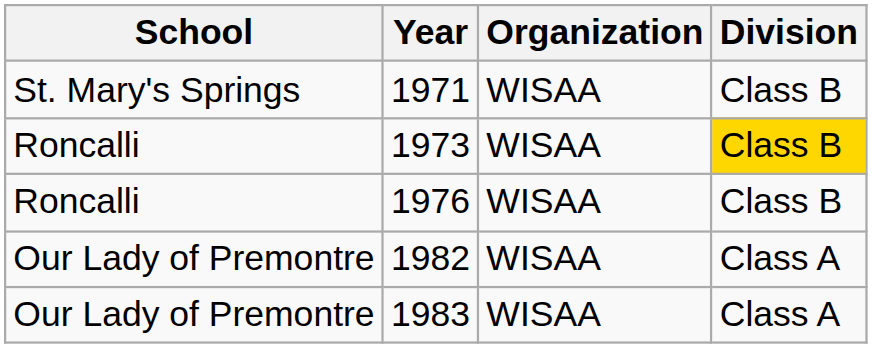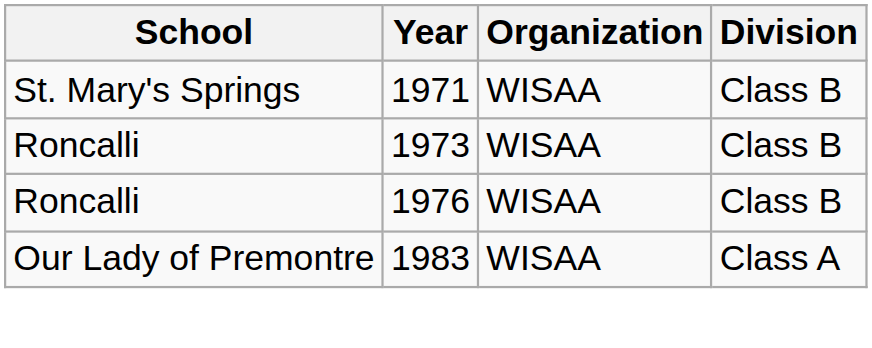(781, 145) gold background -> (781, 145) no background
- row: (430, 257)
